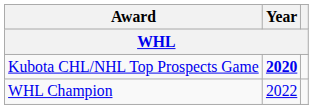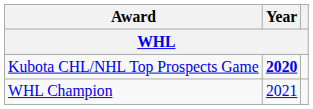(282, 91) 2022 -> (282, 91) 2021
